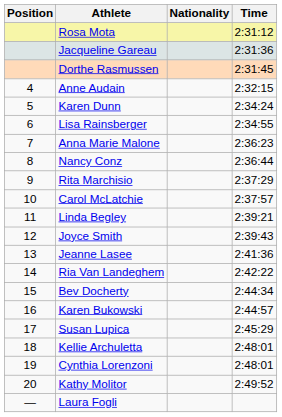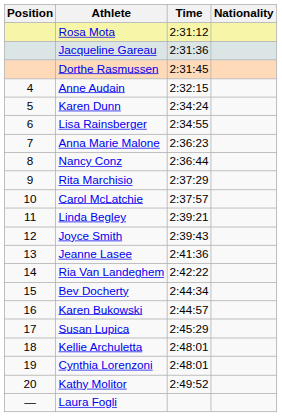columns swapped: (199, 13) <-> (254, 13)
